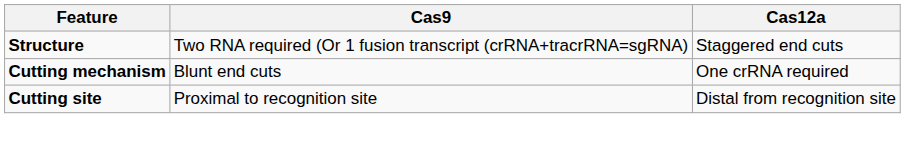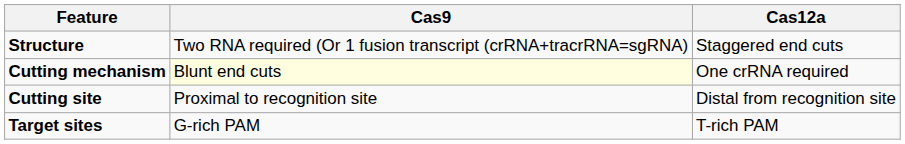(227, 71) no background -> (227, 71) lightyellow background
+ row: (55, 125)
